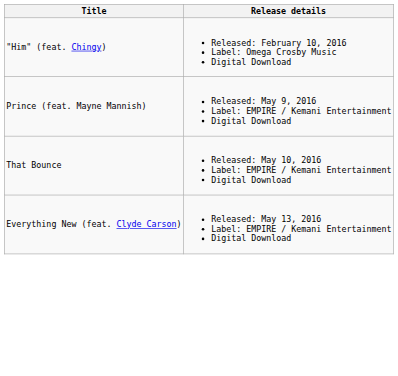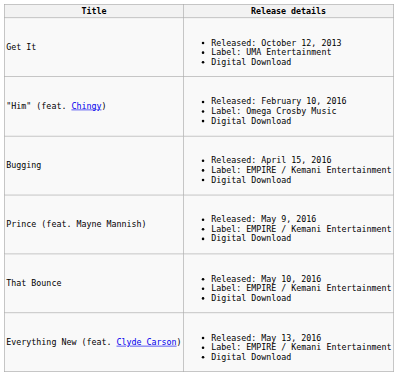+ row: (21, 47)
+ row: (24, 165)
